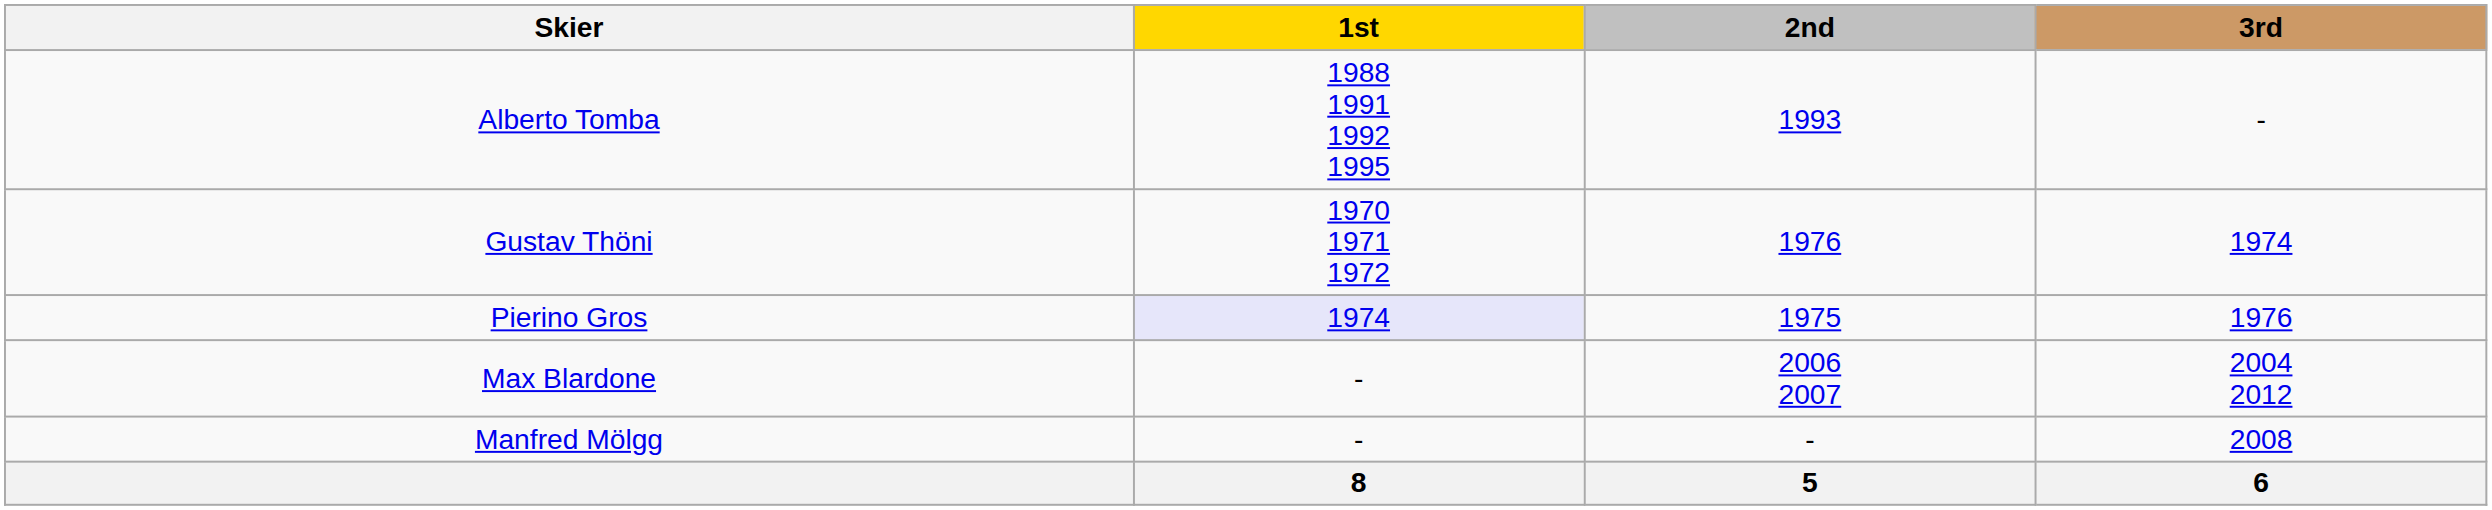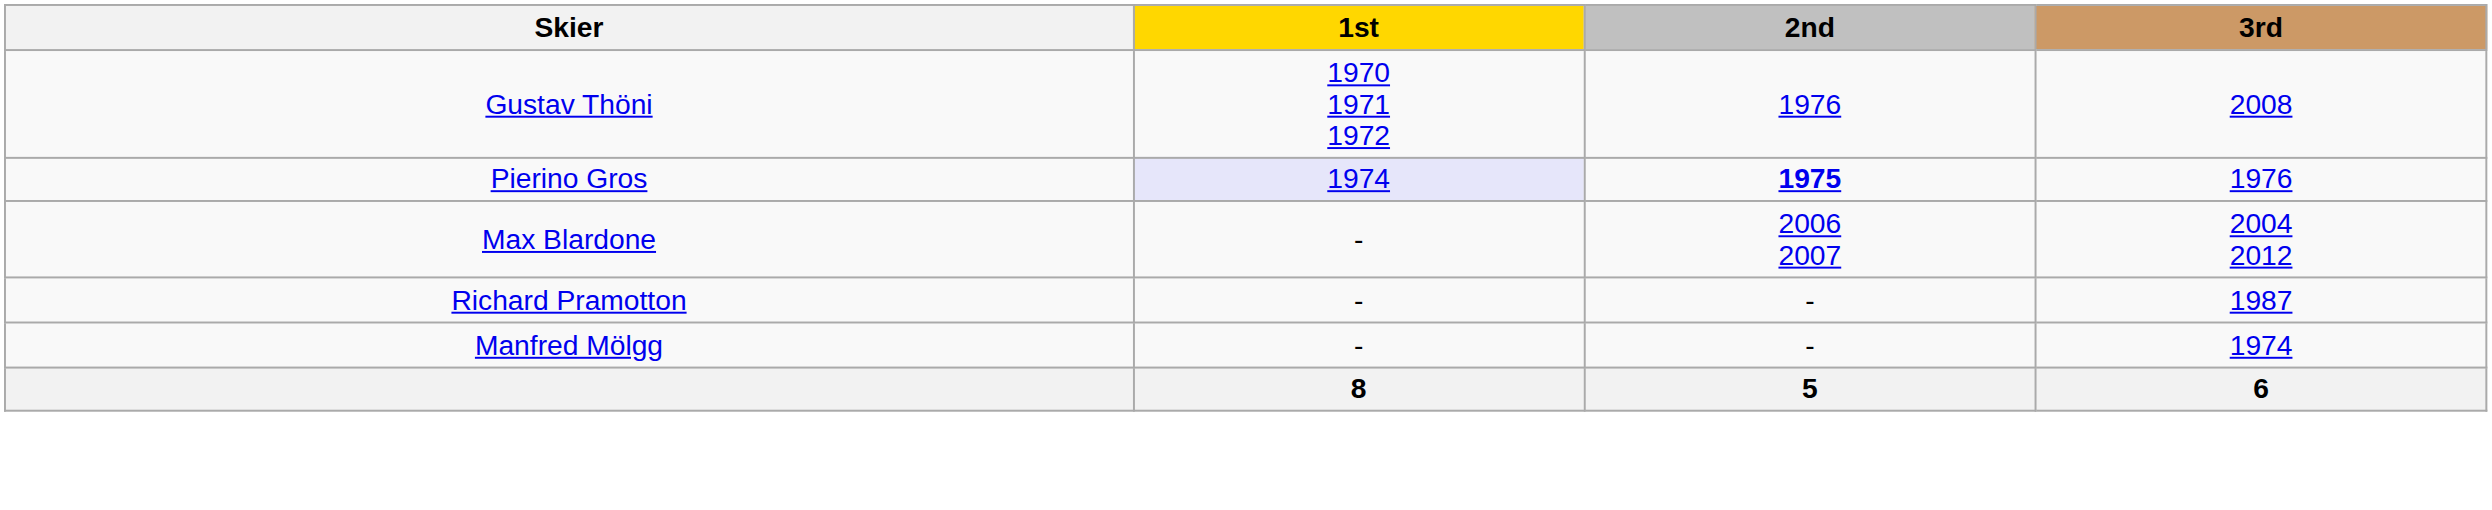- row: (569, 119)
(2261, 242) 1974 -> (2261, 104) 2008
(1810, 318) normal -> (1810, 180) bold
+ row: (569, 300)
(2261, 439) 2008 -> (2261, 345) 1974
